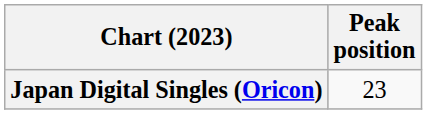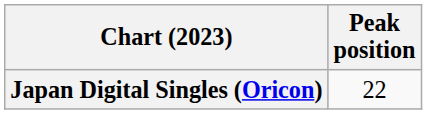(375, 89) 23 -> (375, 89) 22
